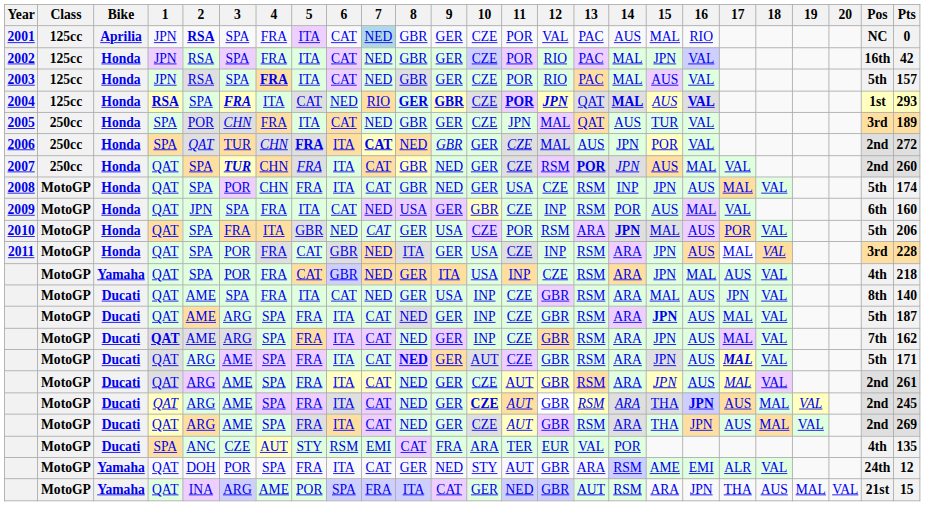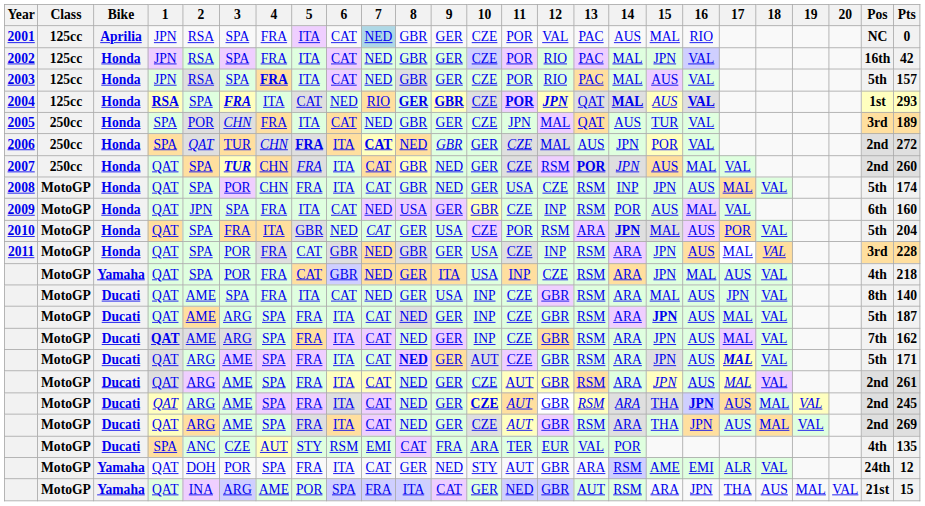(201, 36) bold -> (201, 36) normal
(907, 230) 206 -> (907, 230) 204
(413, 252) ITA -> (413, 252) GBR
